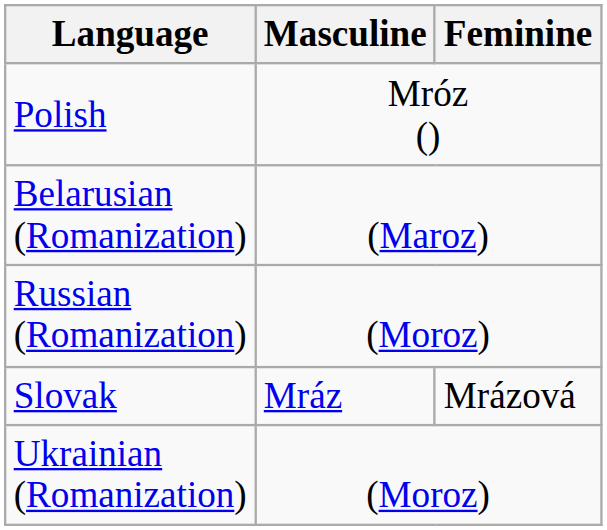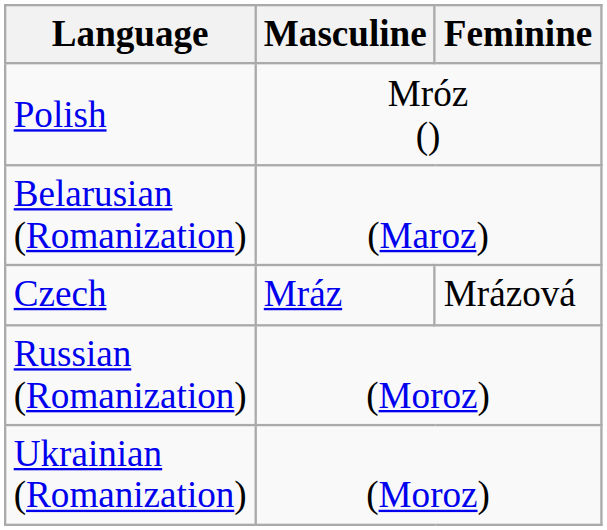+ row: (60, 294)
- row: (65, 394)
